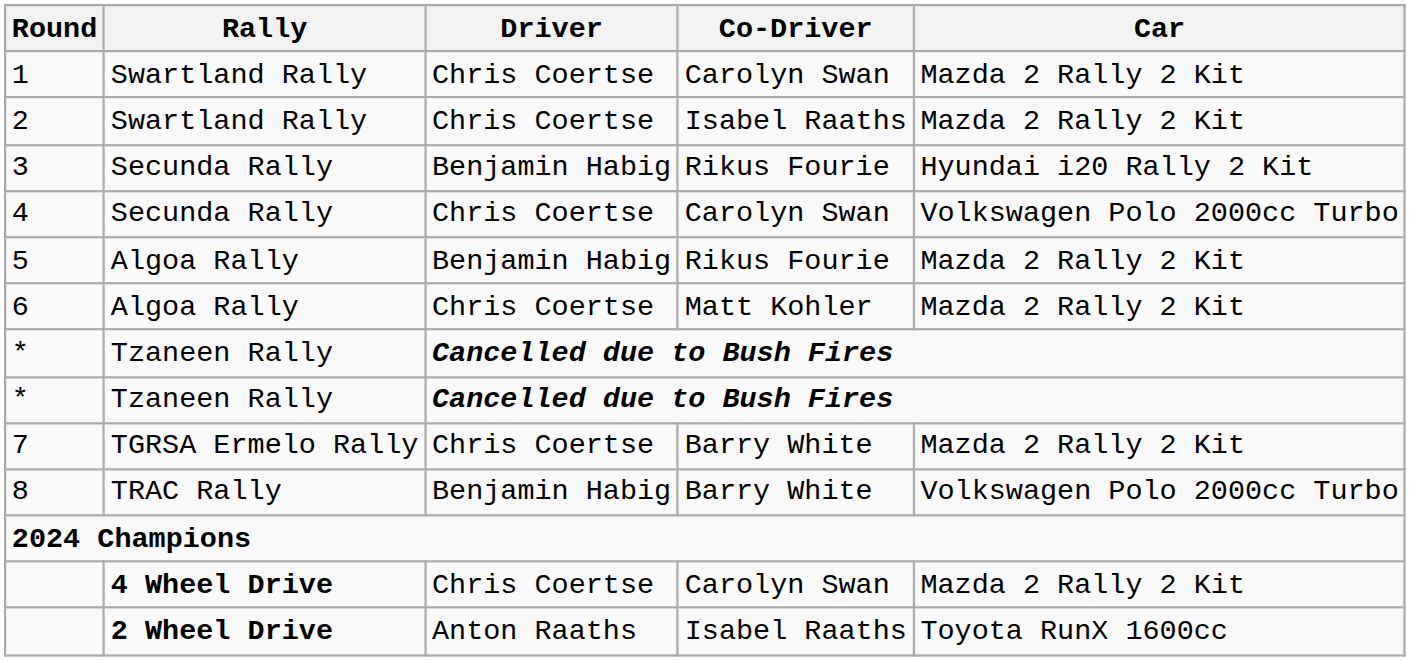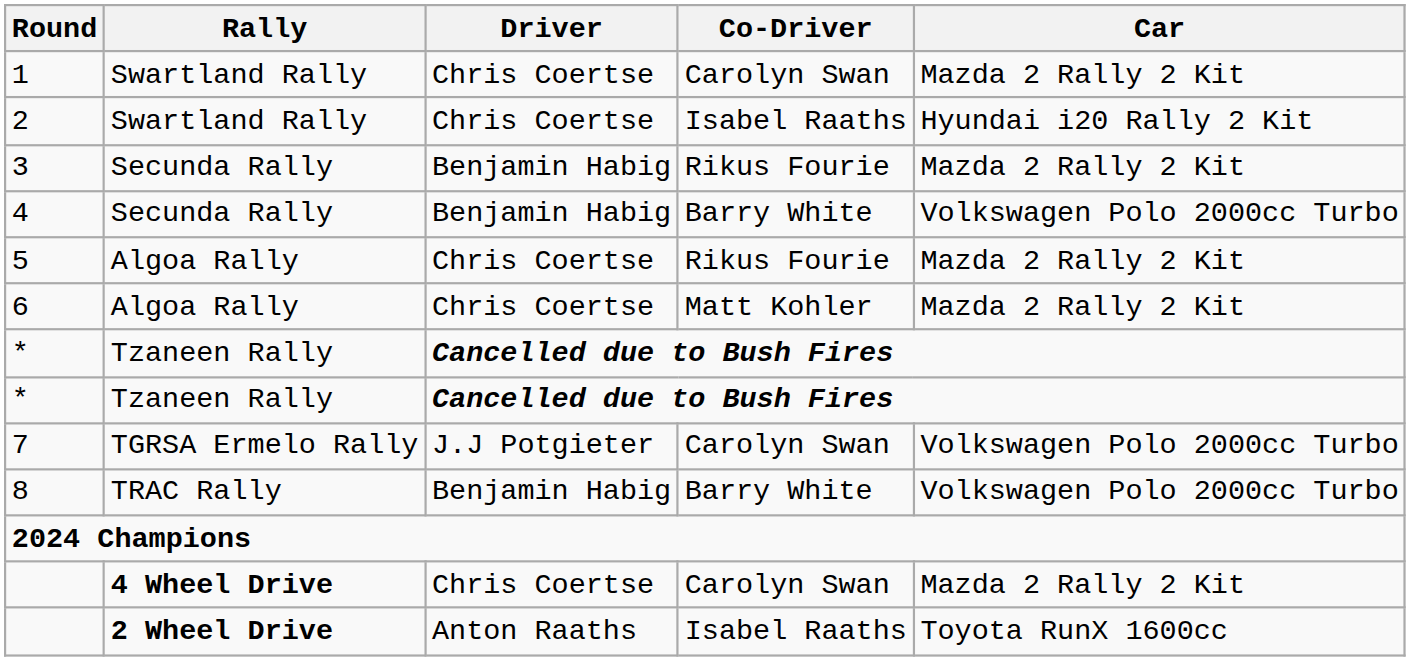(1083, 121) Mazda 2 Rally 2 Kit -> (1117, 121) Hyundai i20 Rally 2 Kit
(1117, 167) Hyundai i20 Rally 2 Kit -> (1083, 167) Mazda 2 Rally 2 Kit
(543, 214) Chris Coertse -> (552, 214) Benjamin Habig
(787, 214) Carolyn Swan -> (779, 214) Barry White
(552, 260) Benjamin Habig -> (543, 260) Chris Coertse
(543, 446) Chris Coertse -> (543, 446) J.J Potgieter
(779, 446) Barry White -> (787, 446) Carolyn Swan
(1083, 446) Mazda 2 Rally 2 Kit -> (1160, 446) Volkswagen Polo 2000cc Turbo
